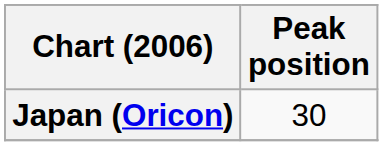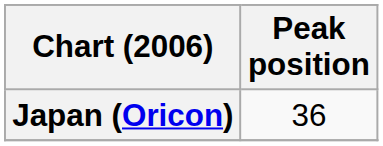(309, 114) 30 -> (309, 114) 36
